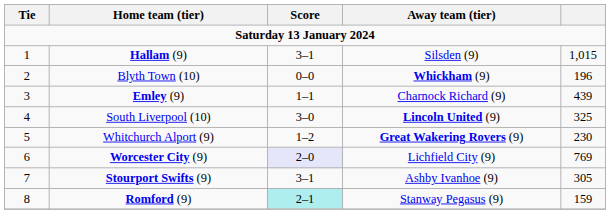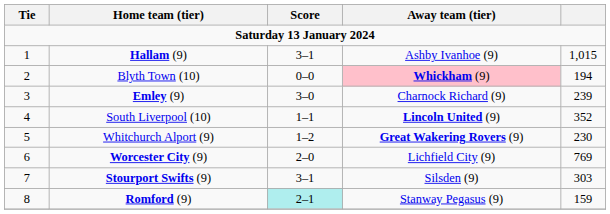(452, 55) Silsden (9) -> (452, 55) Ashby Ivanhoe (9)
(452, 76) no background -> (452, 76) pink background
(583, 76) 196 -> (583, 76) 194
(305, 96) 1–1 -> (305, 96) 3–0
(583, 96) 439 -> (583, 96) 239
(305, 117) 3–0 -> (305, 117) 1–1
(583, 117) 325 -> (583, 117) 352
(305, 158) lavender background -> (305, 158) no background
(452, 178) Ashby Ivanhoe (9) -> (452, 178) Silsden (9)
(583, 178) 305 -> (583, 178) 303
